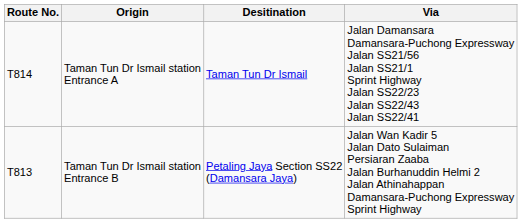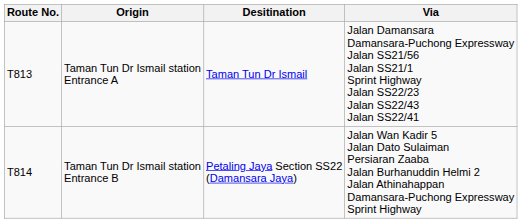(19, 74) T814 -> (19, 74) T813
(19, 172) T813 -> (19, 172) T814
